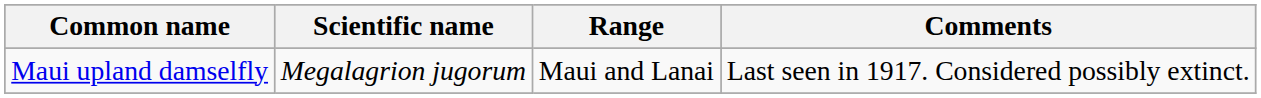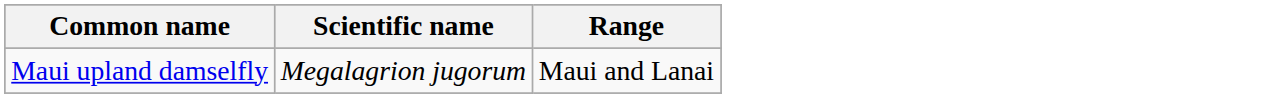- column: (988, 26)
